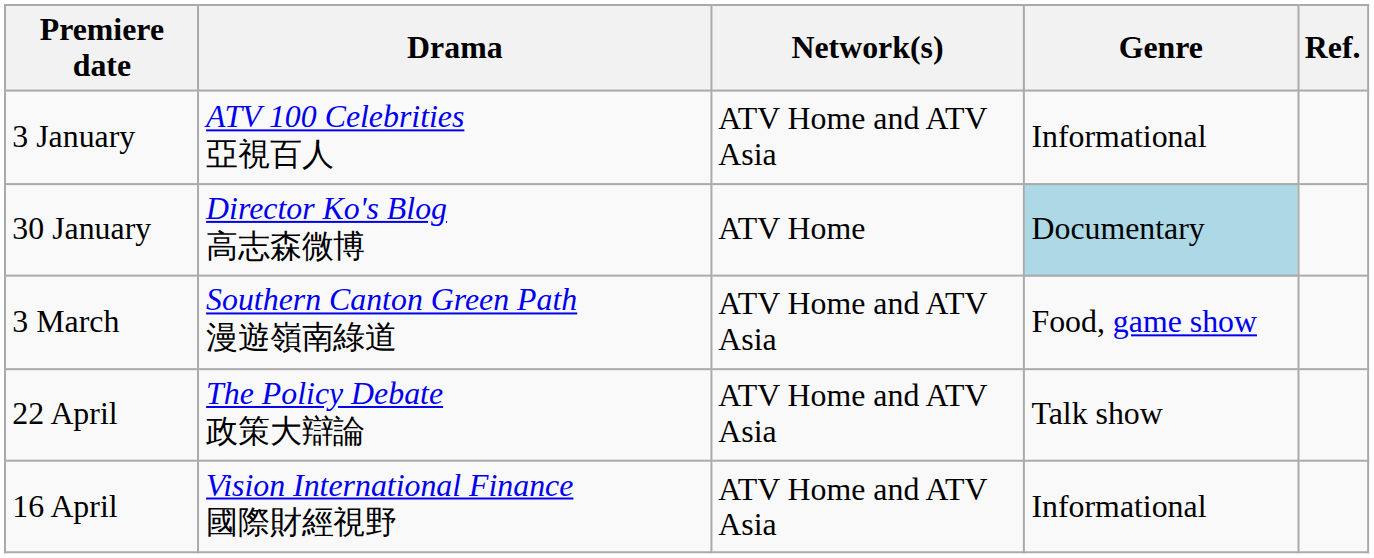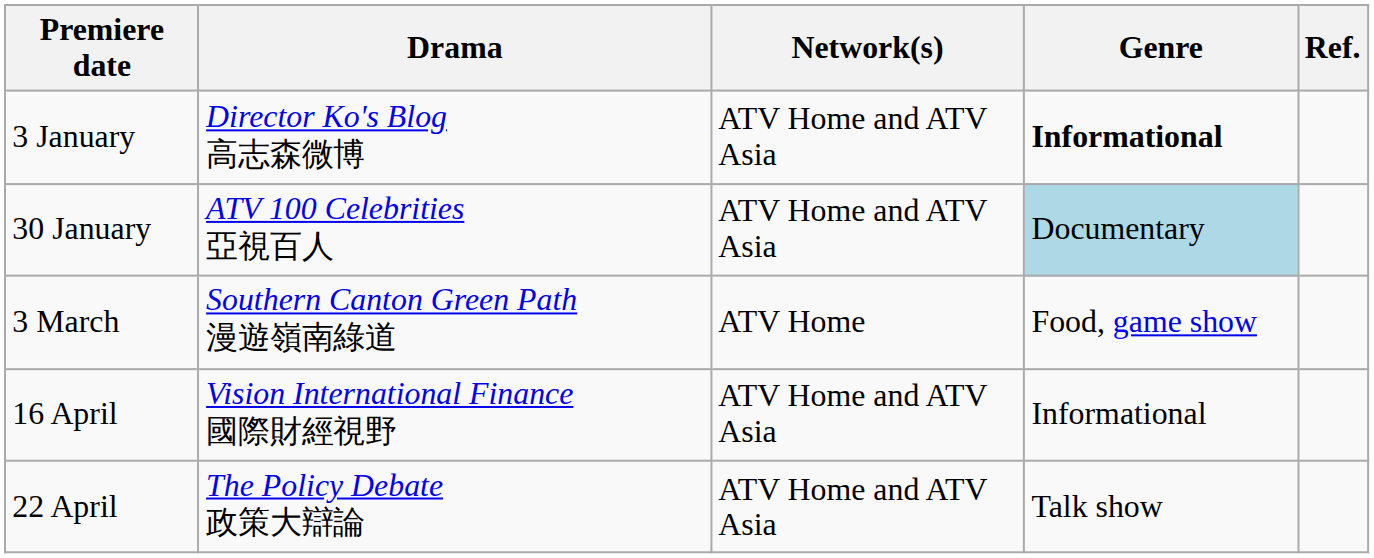(335, 134) ATV 100 Celebrities 亞視百人 -> (327, 134) Director Ko's Blog 高志森微博
(1119, 136) normal -> (1127, 136) bold
(327, 227) Director Ko's Blog 高志森微博 -> (335, 227) ATV 100 Celebrities 亞視百人
(792, 229) ATV Home -> (853, 229) ATV Home and ATV Asia
(853, 321) ATV Home and ATV Asia -> (792, 321) ATV Home
rows swapped: (65, 506) <-> (65, 413)
